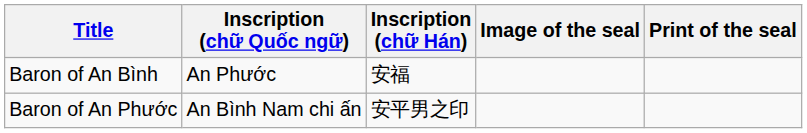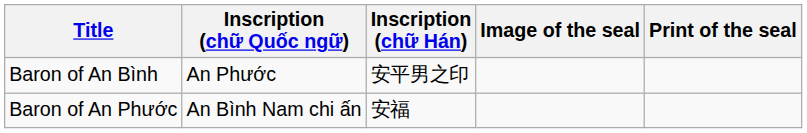(390, 74) 安福 -> (420, 74) 安平男之印
(420, 109) 安平男之印 -> (390, 109) 安福
